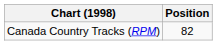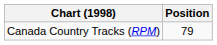(187, 31) 82 -> (187, 31) 79
